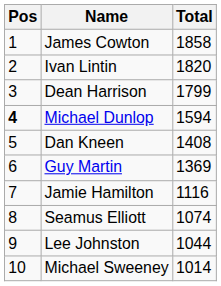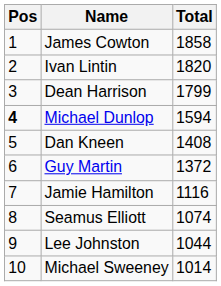(194, 167) 1369 -> (194, 167) 1372
